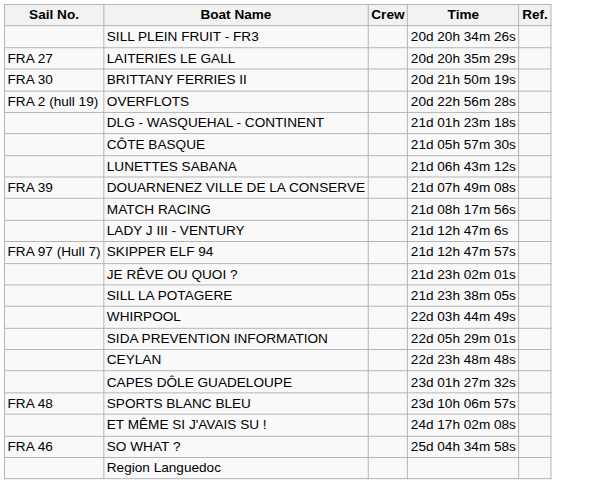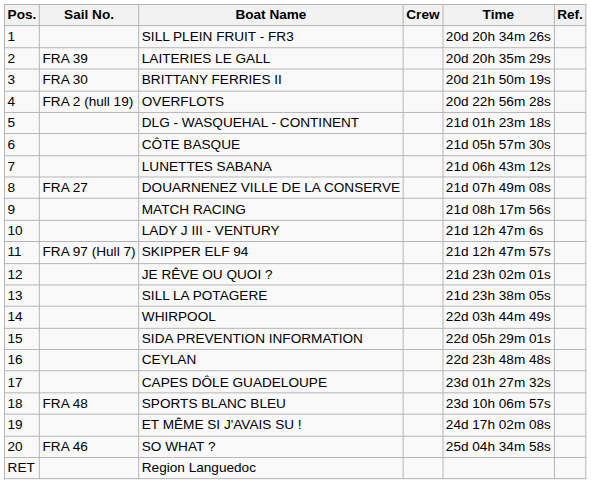+ column: (22, 15)
(30, 58) FRA 27 -> (65, 58) FRA 39
(30, 187) FRA 39 -> (65, 187) FRA 27
